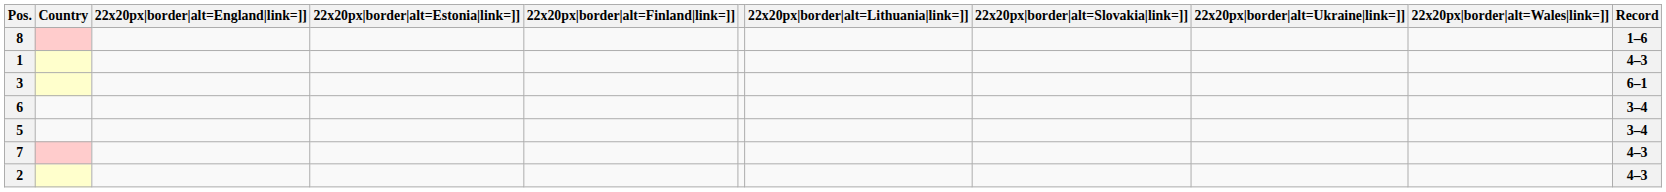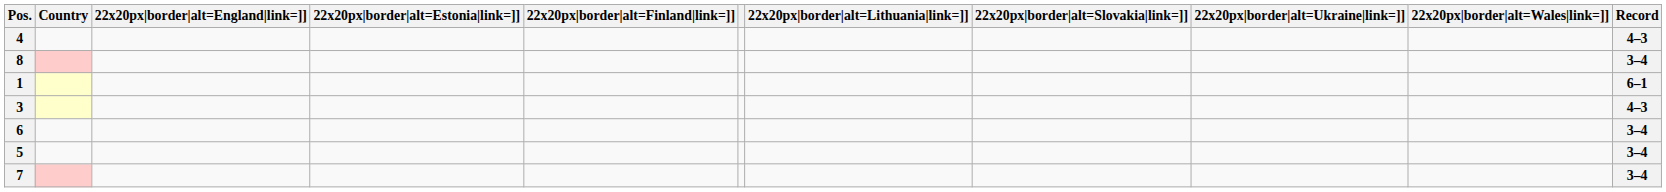+ row: (20, 39)
(1637, 39) 1–6 -> (1637, 61) 3–4
(1637, 61) 4–3 -> (1637, 84) 6–1
(1637, 84) 6–1 -> (1637, 107) 4–3
(1637, 153) 4–3 -> (1637, 175) 3–4
- row: (20, 175)
